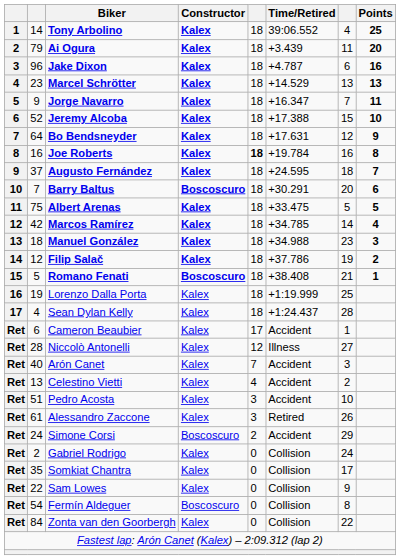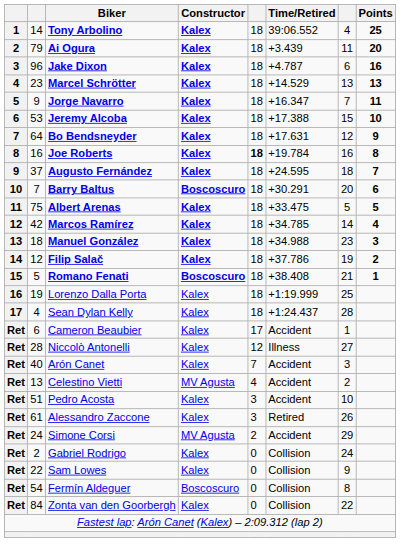(36, 118) 52 -> (36, 118) 53
(195, 382) Kalex -> (208, 382) MV Agusta
(210, 435) Boscoscuro -> (208, 435) MV Agusta
- row: (89, 470)
